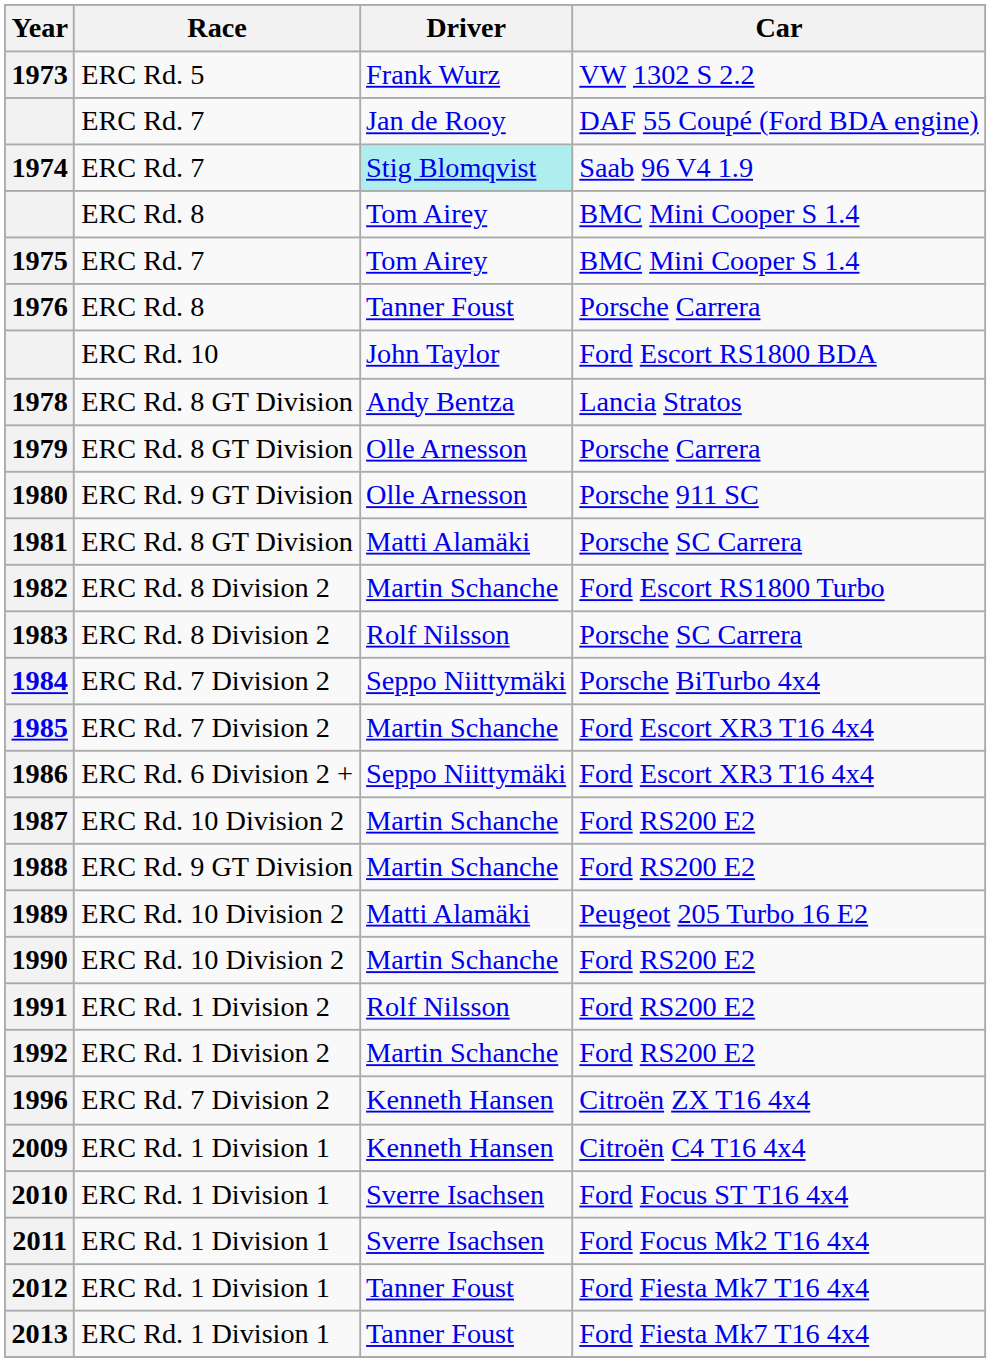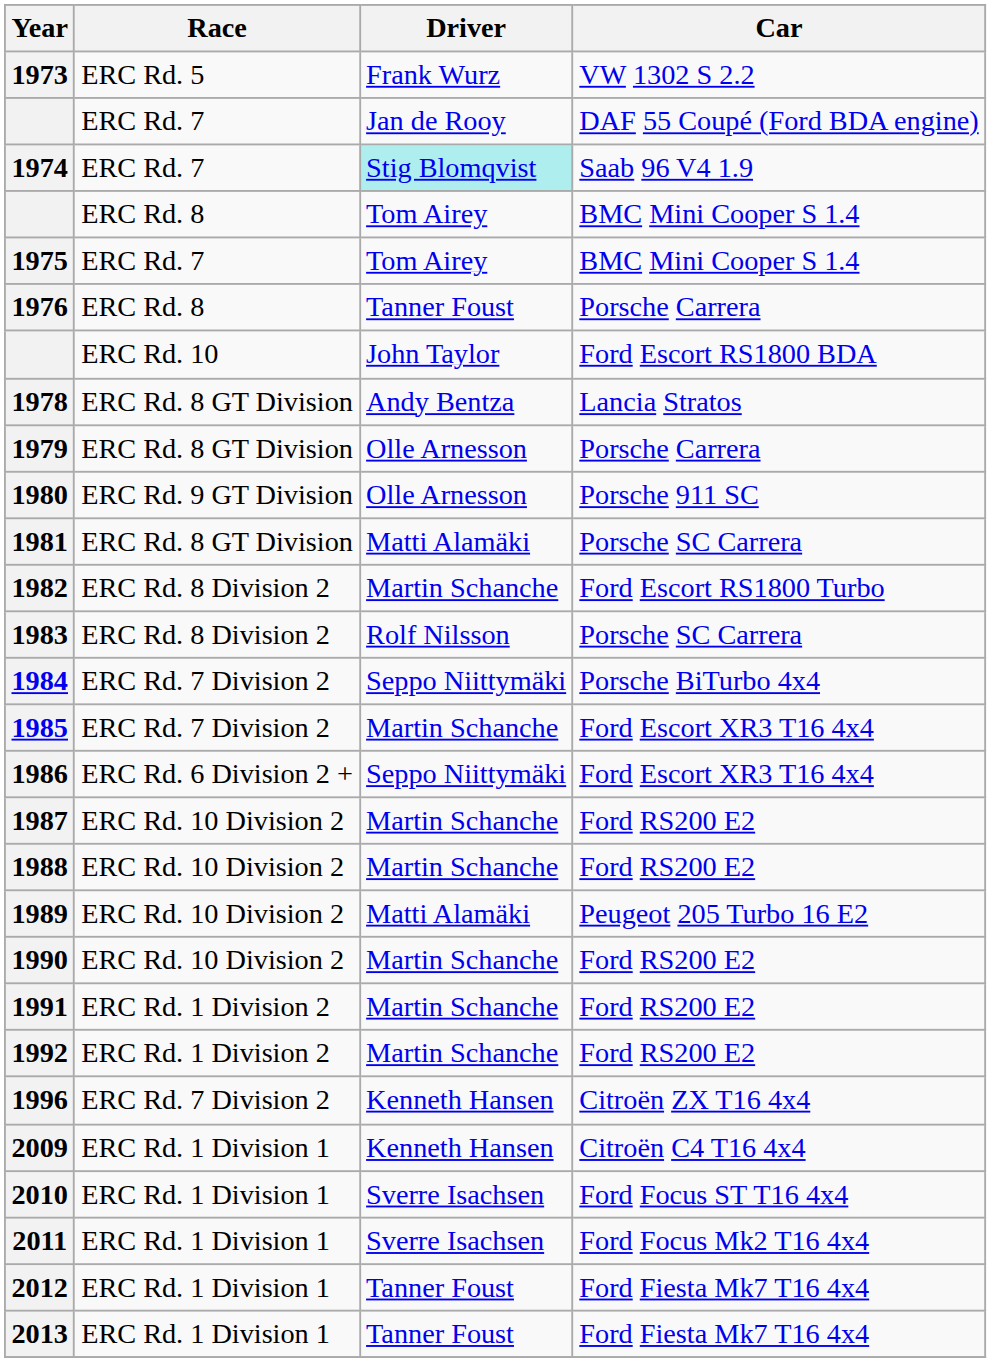(217, 867) ERC Rd. 9 GT Division -> (213, 867) ERC Rd. 10 Division 2
(438, 1006) Rolf Nilsson -> (462, 1006) Martin Schanche
